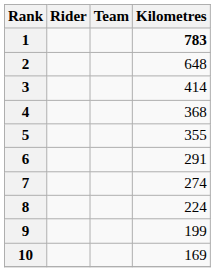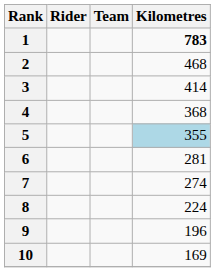(195, 64) 648 -> (195, 64) 468
(195, 135) no background -> (195, 135) lightblue background
(195, 159) 291 -> (195, 159) 281
(195, 231) 199 -> (195, 231) 196
